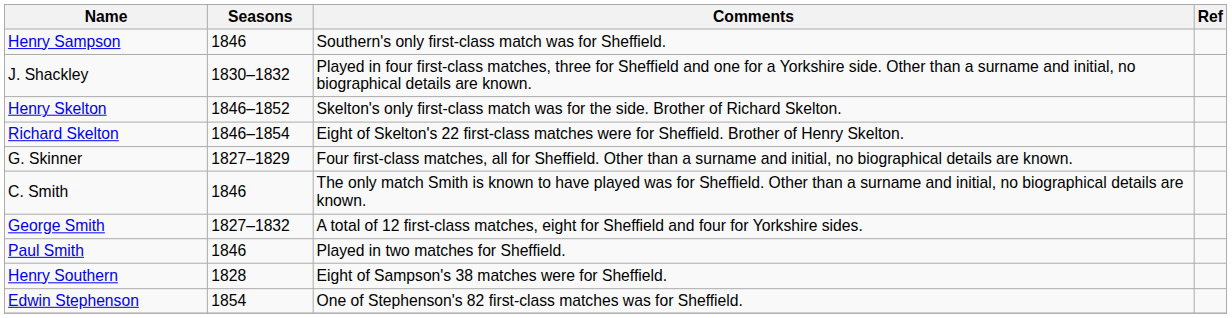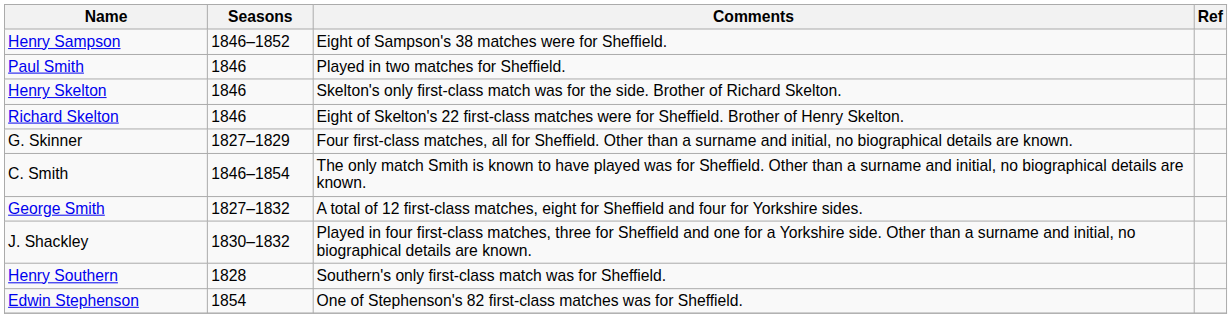(229, 41) 1846 -> (251, 41) 1846–1852
(491, 41) Southern's only first-class match was for Sheffield. -> (492, 41) Eight of Sampson's 38 matches were for Sheffield.
rows swapped: (48, 75) <-> (46, 251)
(251, 109) 1846–1852 -> (229, 91) 1846
(251, 134) 1846–1854 -> (229, 116) 1846
(229, 192) 1846 -> (251, 174) 1846–1854
(492, 276) Eight of Sampson's 38 matches were for Sheffield. -> (491, 276) Southern's only first-class match was for Sheffield.
